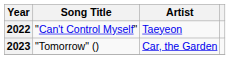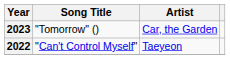rows swapped: (19, 29) <-> (19, 46)
